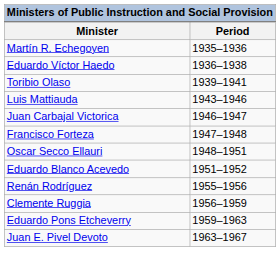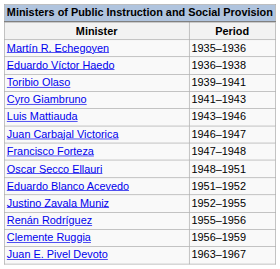+ row: (47, 100)
+ row: (58, 203)
- row: (69, 220)
